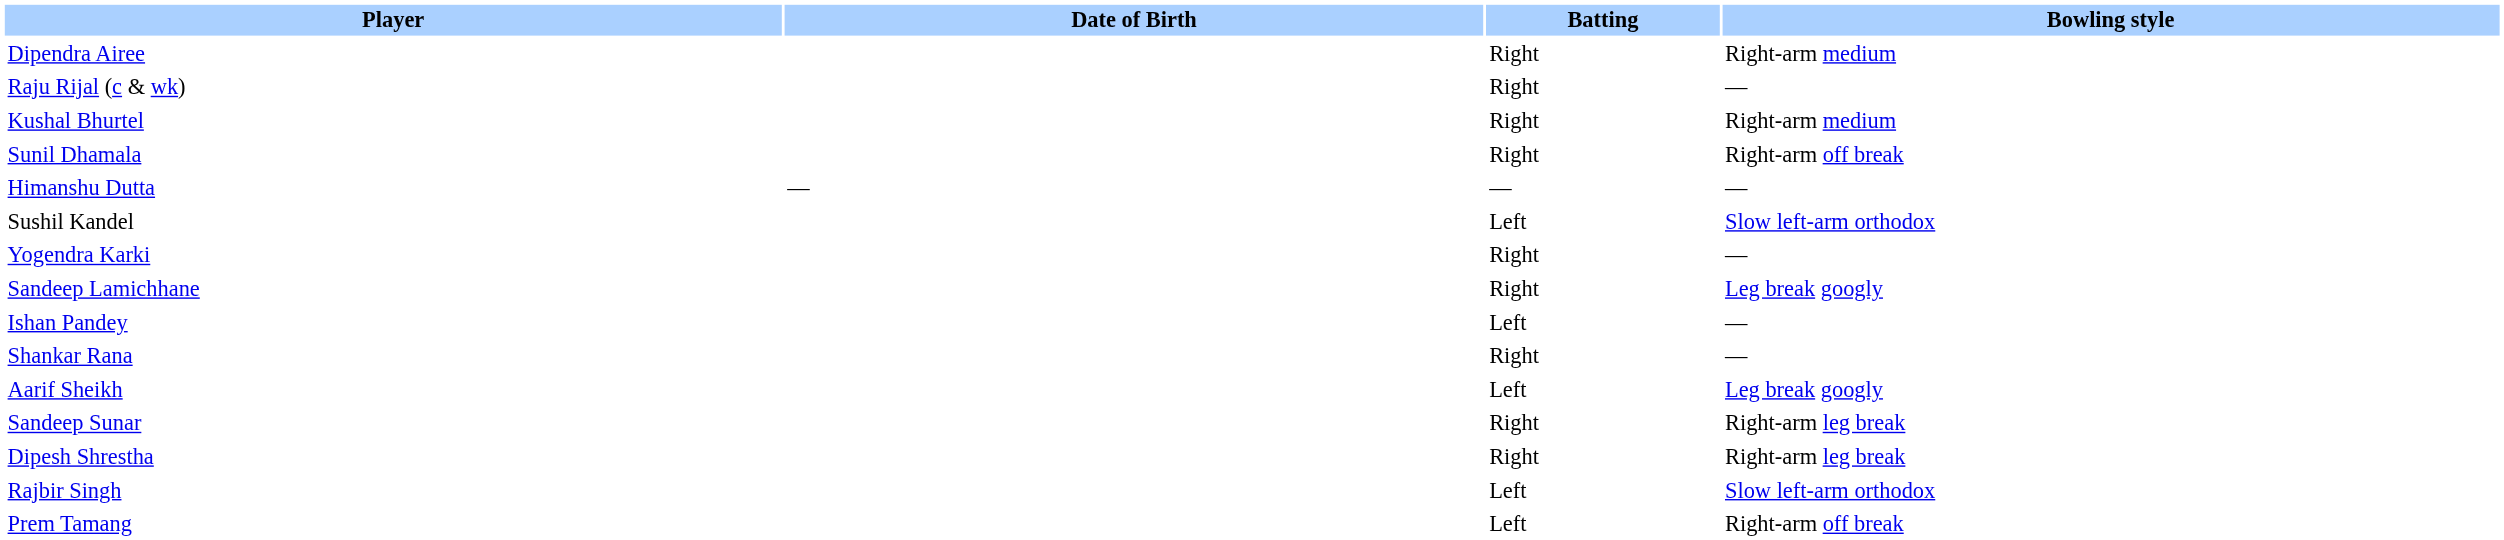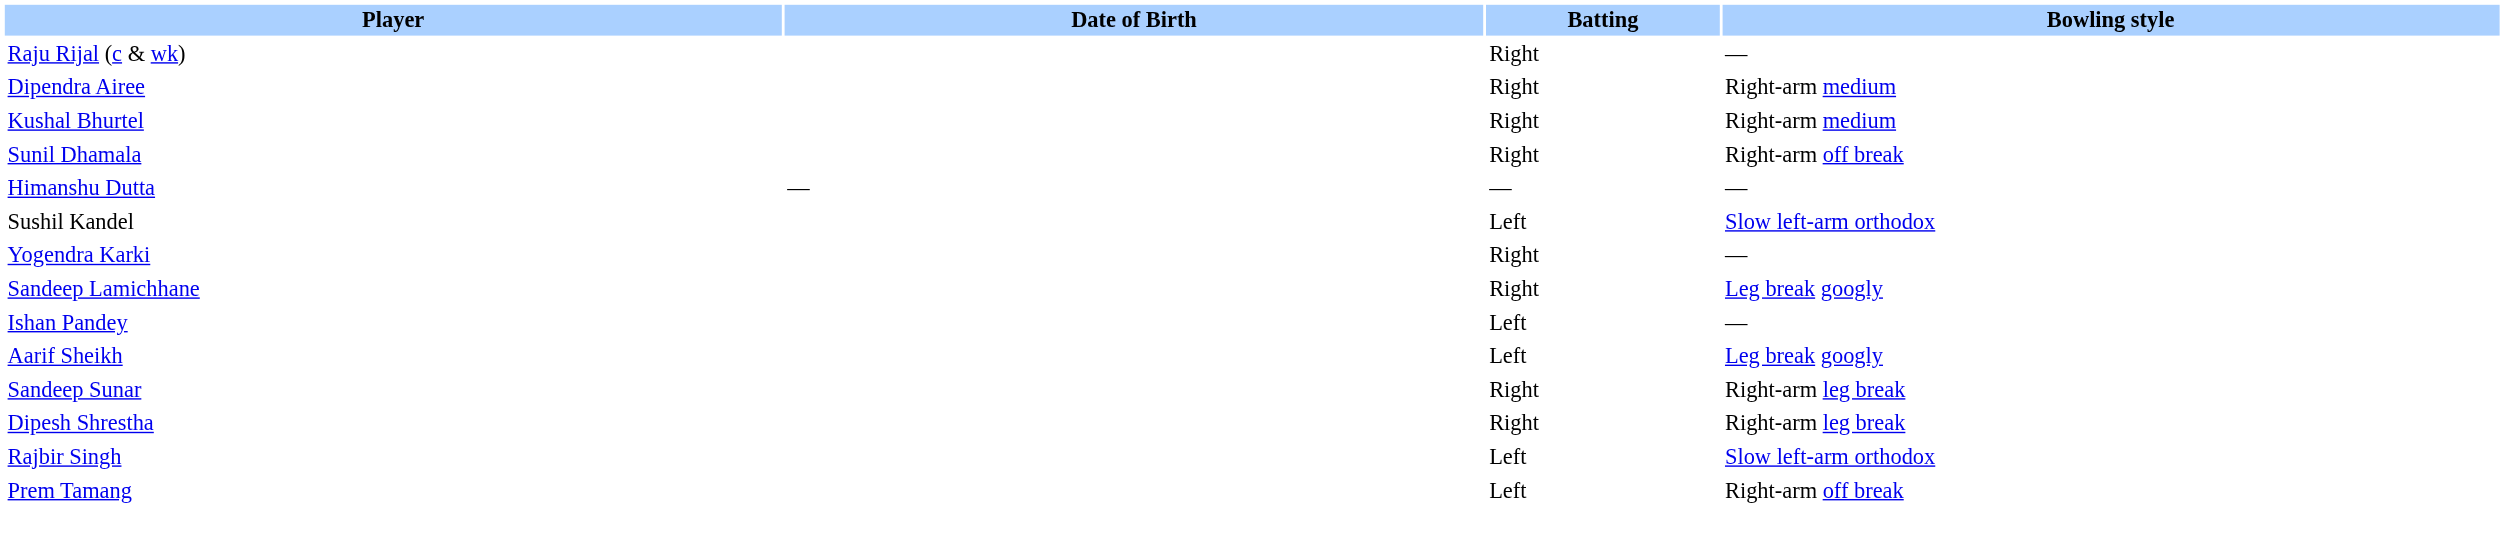rows swapped: (97, 87) <-> (76, 53)
- row: (70, 355)
